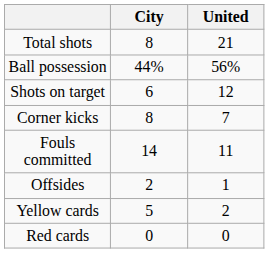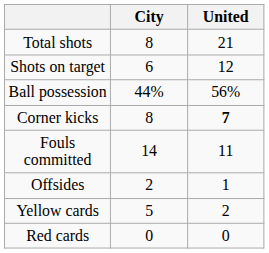rows swapped: (58, 92) <-> (58, 67)
(226, 117) normal -> (226, 117) bold
